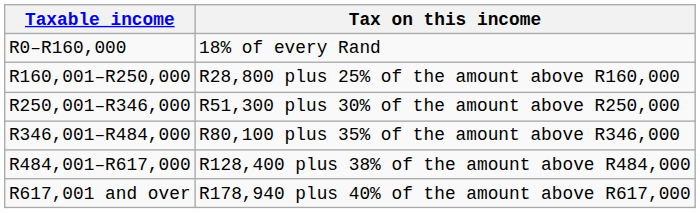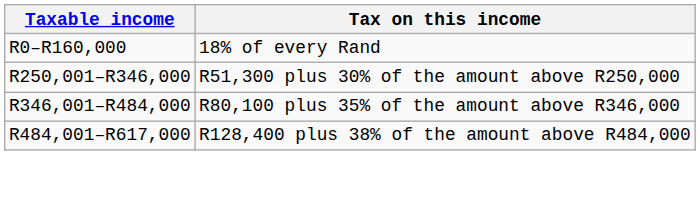- row: (100, 77)
- row: (100, 193)
